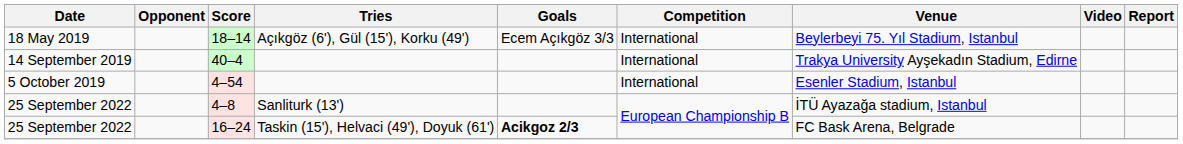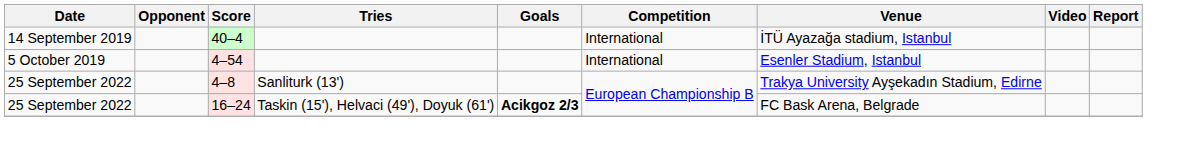- row: (231, 38)
(936, 61) Trakya University Ayşekadın Stadium, Edirne -> (856, 38) İTÜ Ayazağa stadium, Istanbul
(891, 105) İTÜ Ayazağa stadium, Istanbul -> (901, 83) Trakya University Ayşekadın Stadium, Edirne
